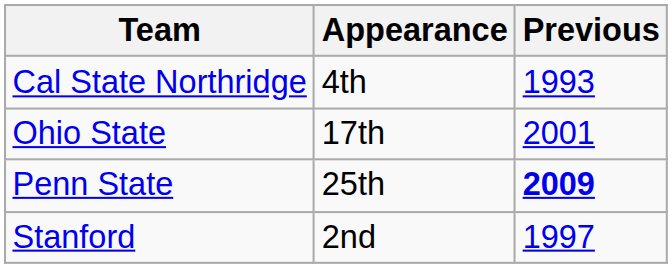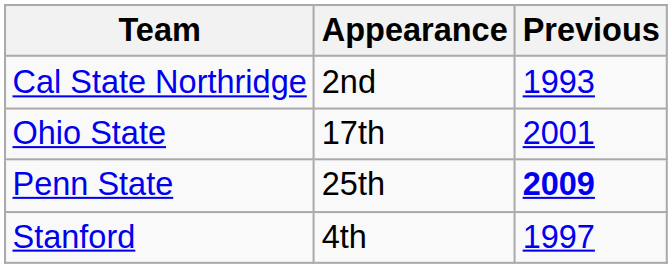(344, 81) 4th -> (349, 81) 2nd
(349, 236) 2nd -> (344, 236) 4th
